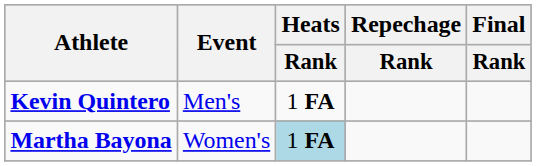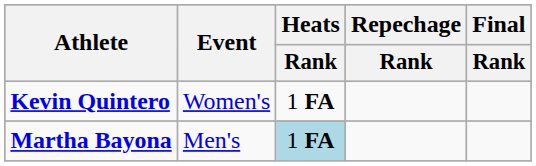(212, 101) Men's -> (227, 101) Women's
(227, 140) Women's -> (212, 140) Men's
